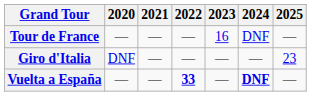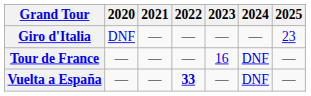rows swapped: (55, 58) <-> (55, 36)
(256, 79) bold -> (255, 79) normal
